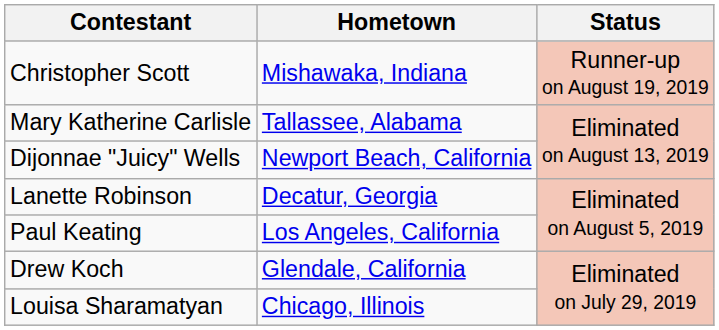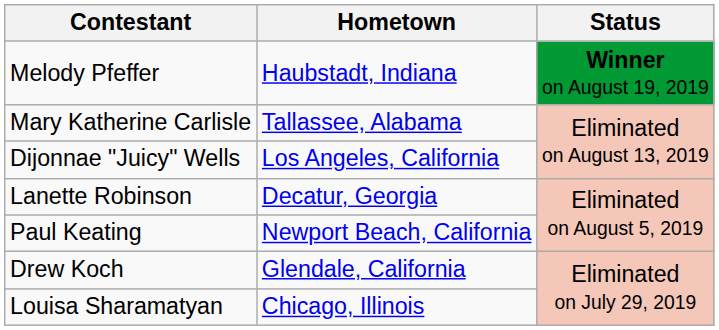+ row: (85, 72)
- row: (100, 72)
(397, 159) Newport Beach, California -> (381, 159) Los Angeles, California
(381, 232) Los Angeles, California -> (397, 232) Newport Beach, California
